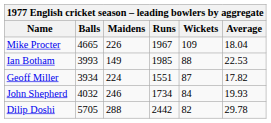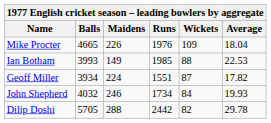(162, 45) 1967 -> (162, 45) 1976
